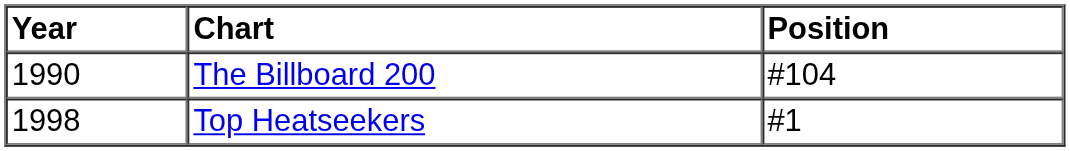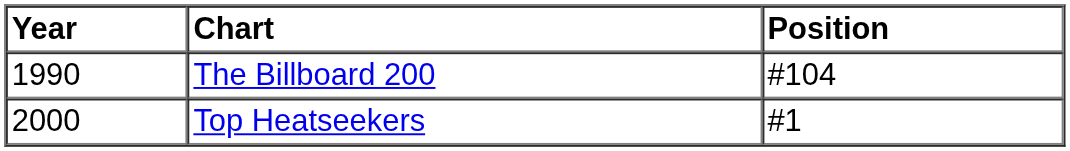(46, 121) 1998 -> (46, 121) 2000
